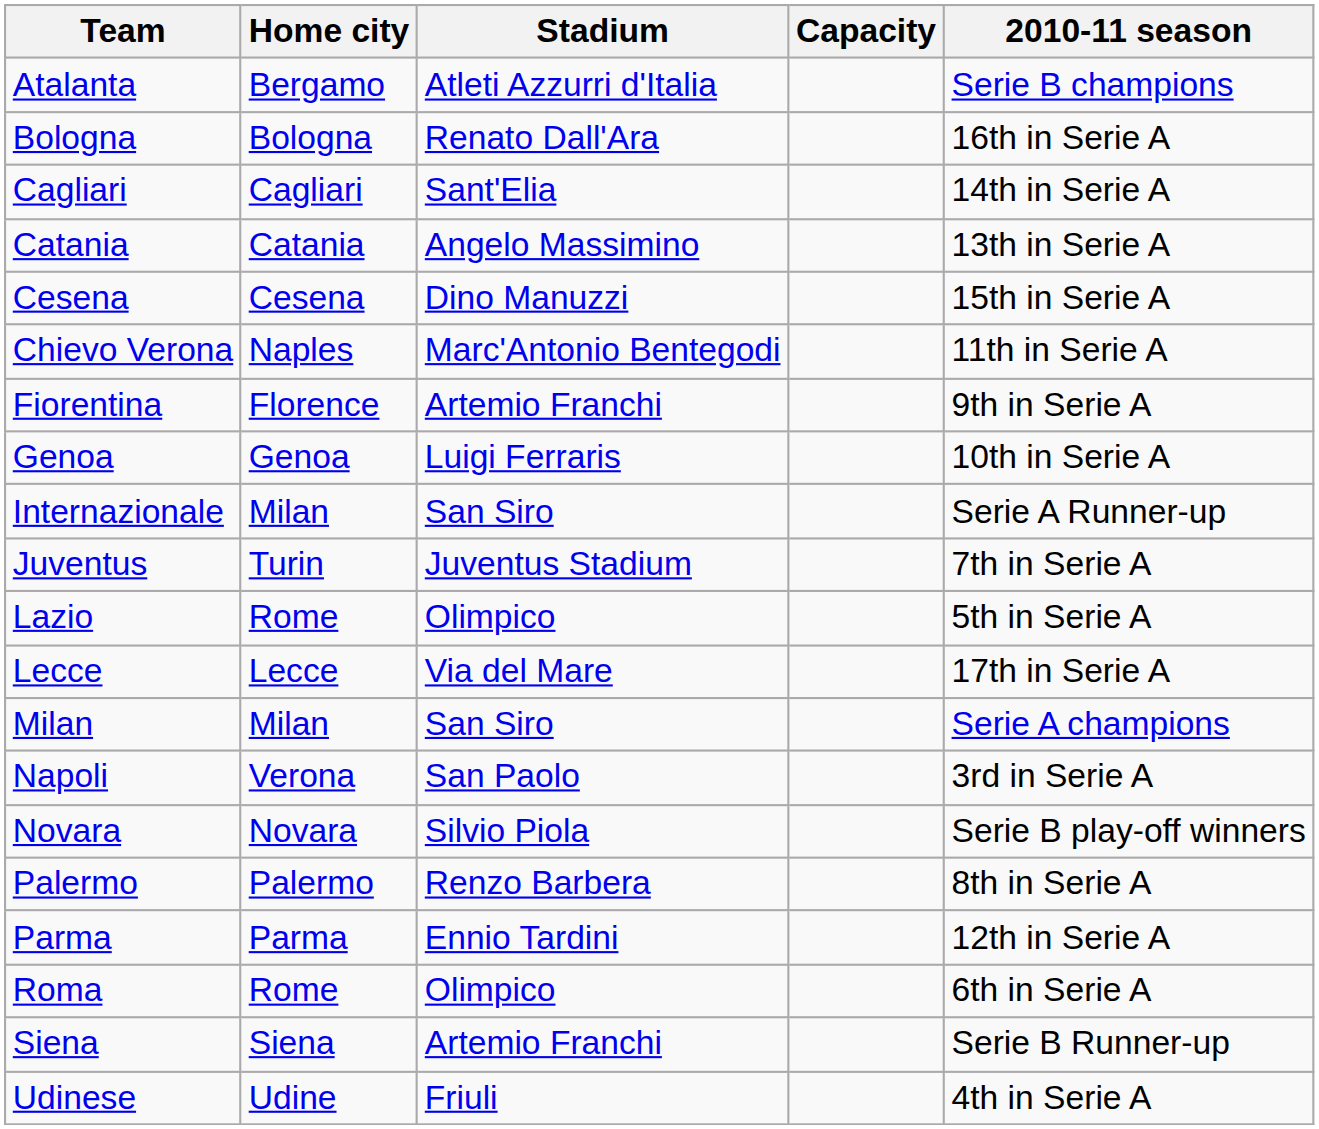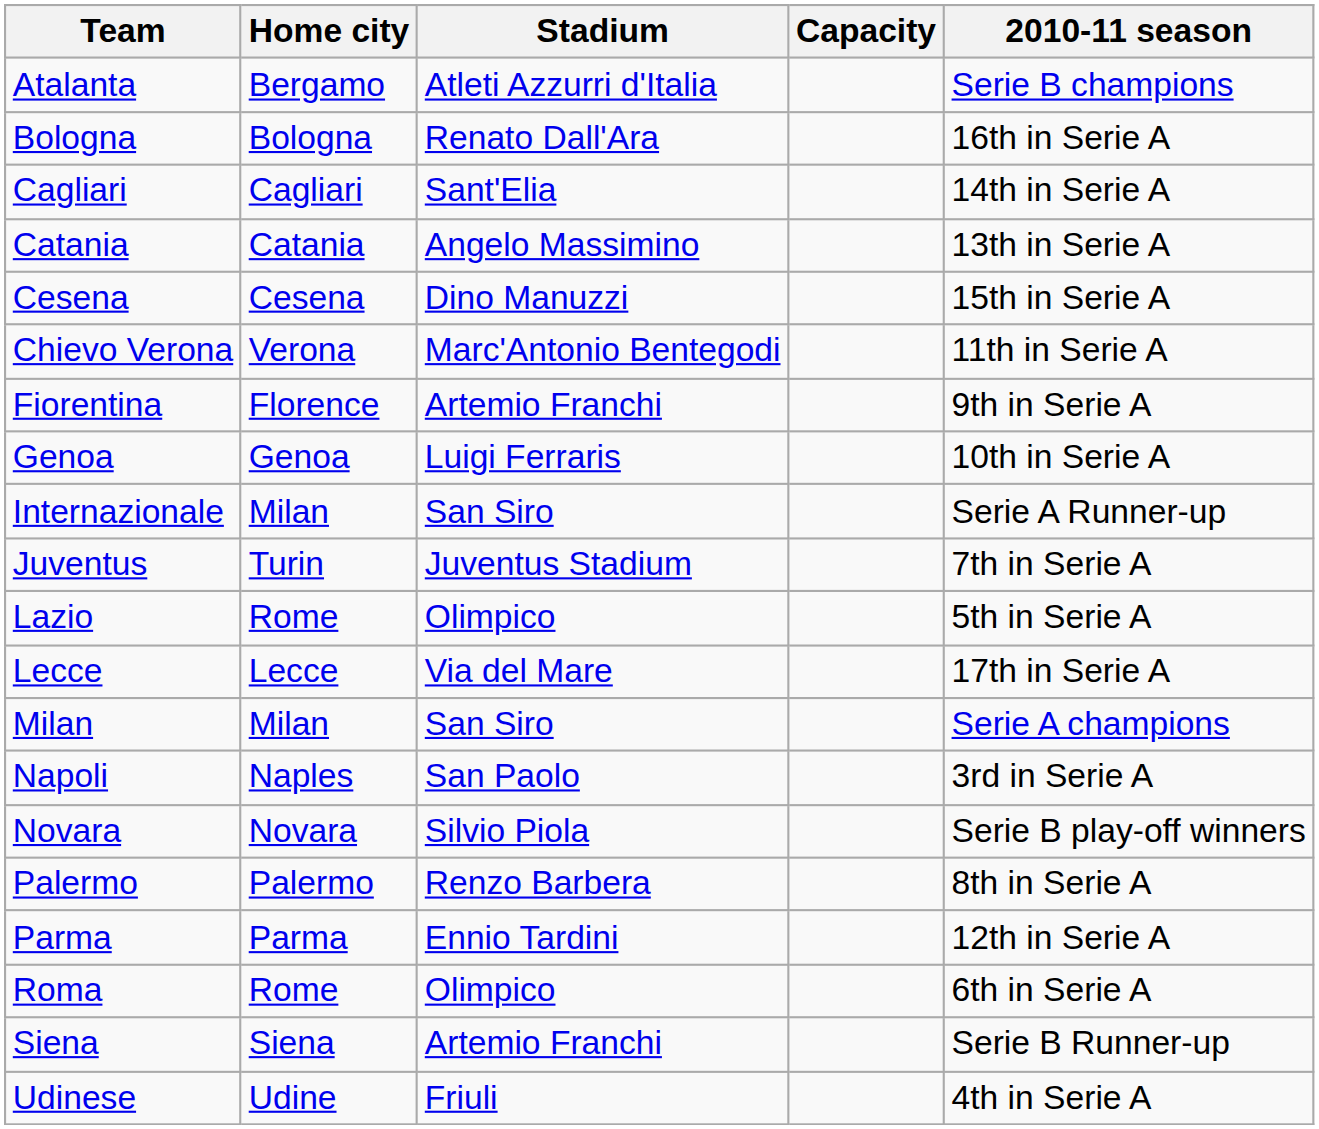(301, 350) Naples -> (302, 350) Verona
(302, 777) Verona -> (301, 777) Naples
